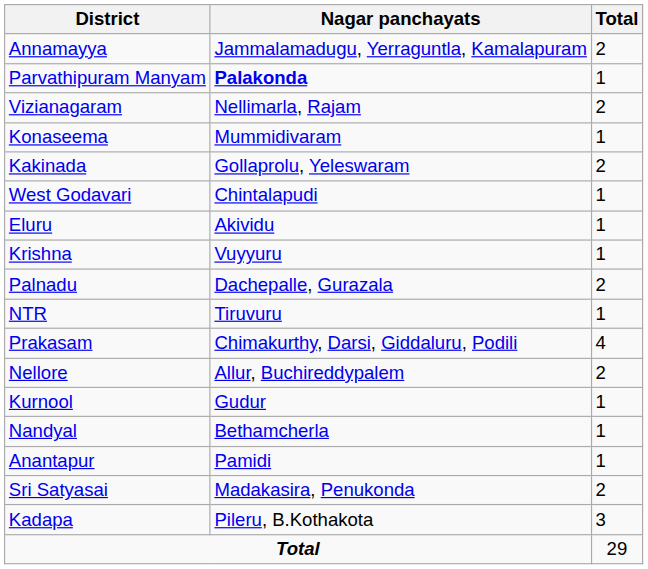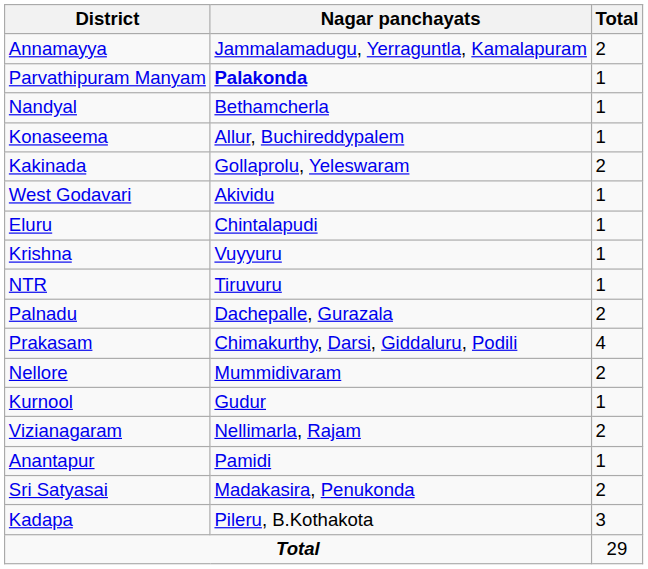rows swapped: (65, 107) <-> (43, 431)
(278, 136) Mummidivaram -> (309, 136) Allur, Buchireddypalem
(266, 195) Chintalapudi -> (244, 195) Akividu
(244, 225) Akividu -> (266, 225) Chintalapudi
rows swapped: (28, 313) <-> (43, 284)
(309, 372) Allur, Buchireddypalem -> (278, 372) Mummidivaram
